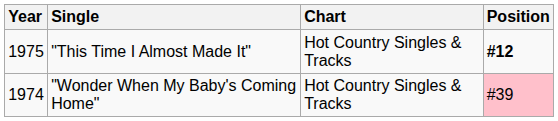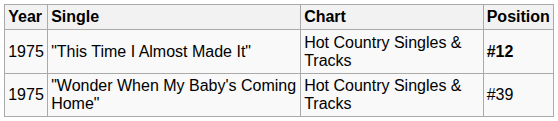(26, 94) 1974 -> (26, 94) 1975
(500, 94) pink background -> (500, 94) no background
